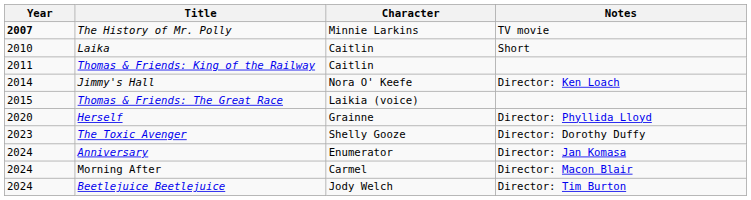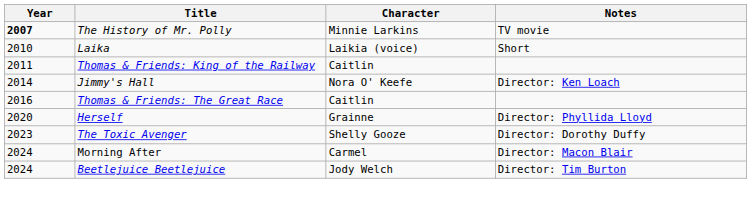(351, 48) Caitlin -> (374, 48) Laikia (voice)
(20, 100) 2015 -> (20, 100) 2016
(374, 100) Laikia (voice) -> (351, 100) Caitlin
- row: (113, 152)
